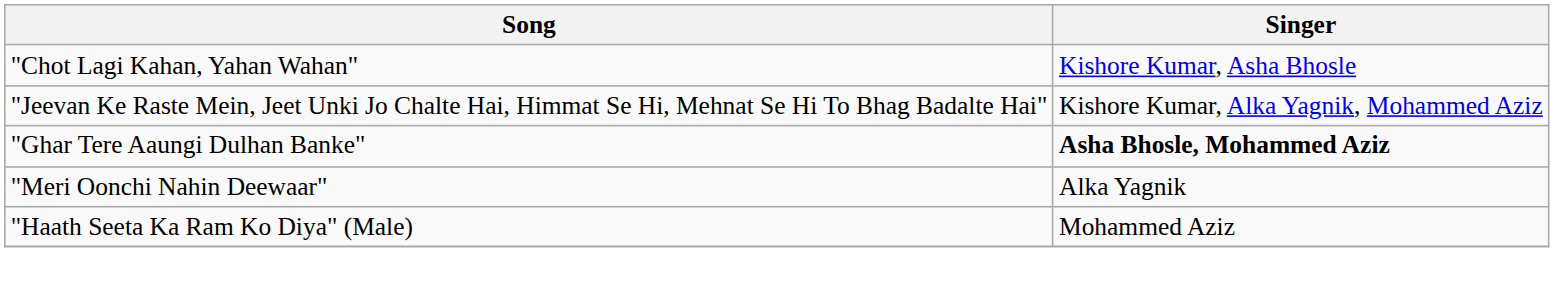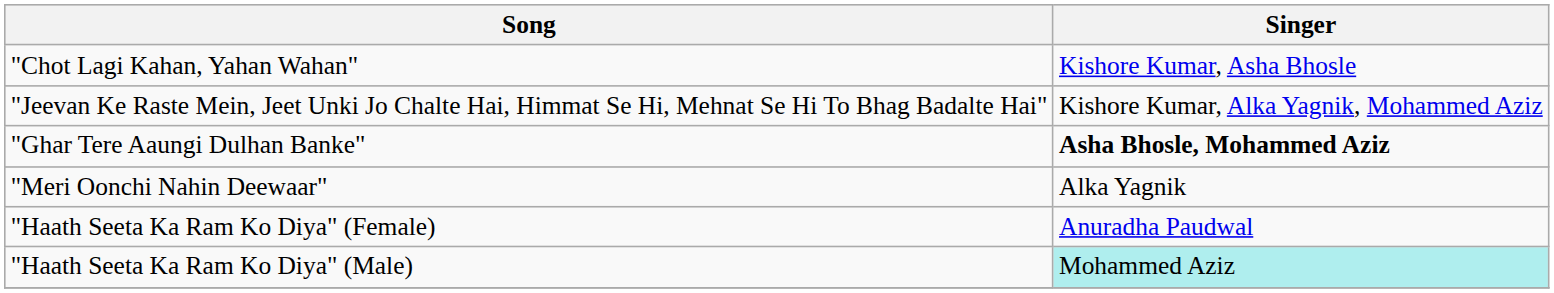+ row: (223, 226)
(1147, 226) no background -> (1147, 266) paleturquoise background
